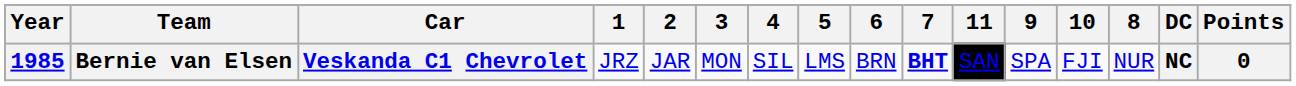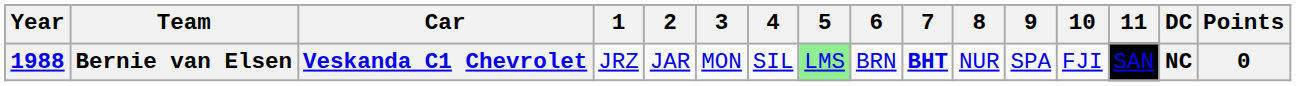columns swapped: (1134, 24) <-> (979, 24)
(38, 62) 1985 -> (38, 62) 1988
(825, 62) no background -> (825, 62) lightgreen background
